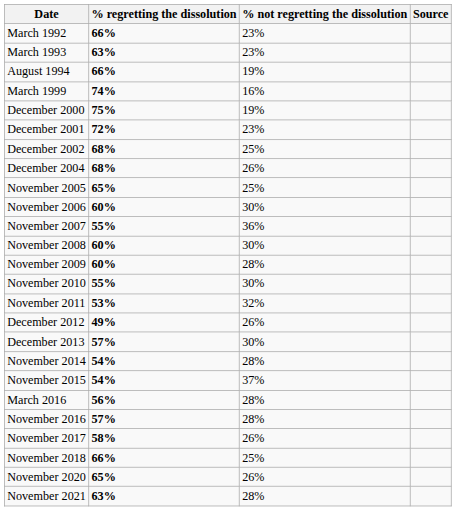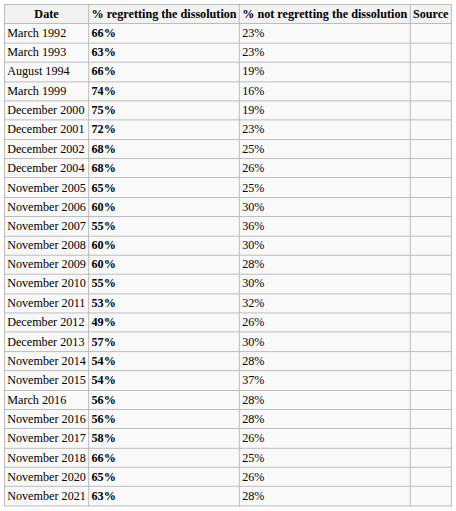(104, 419) 57% -> (104, 419) 56%
